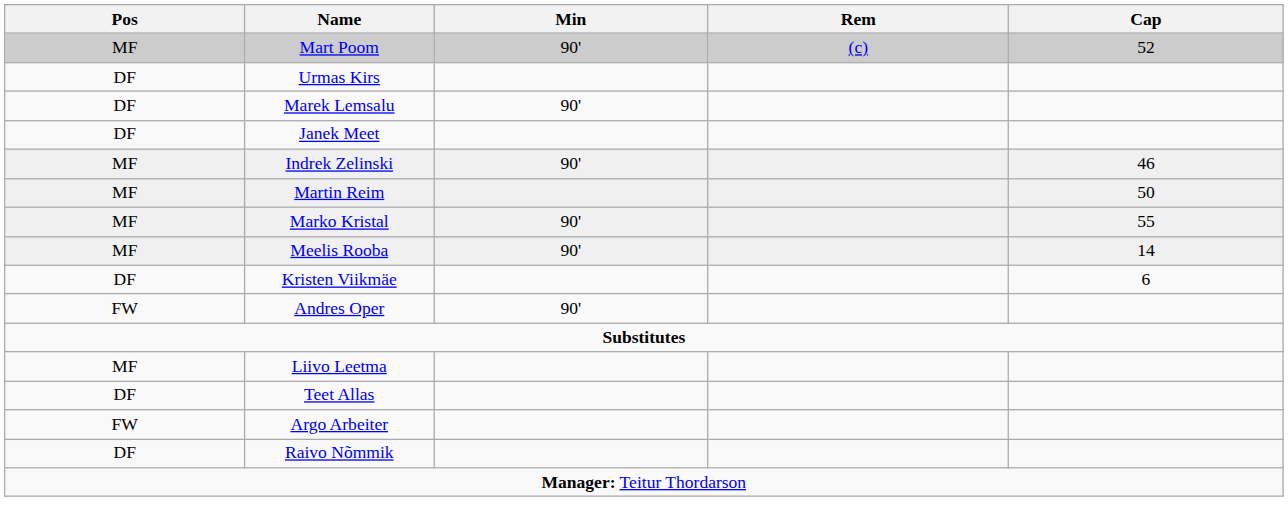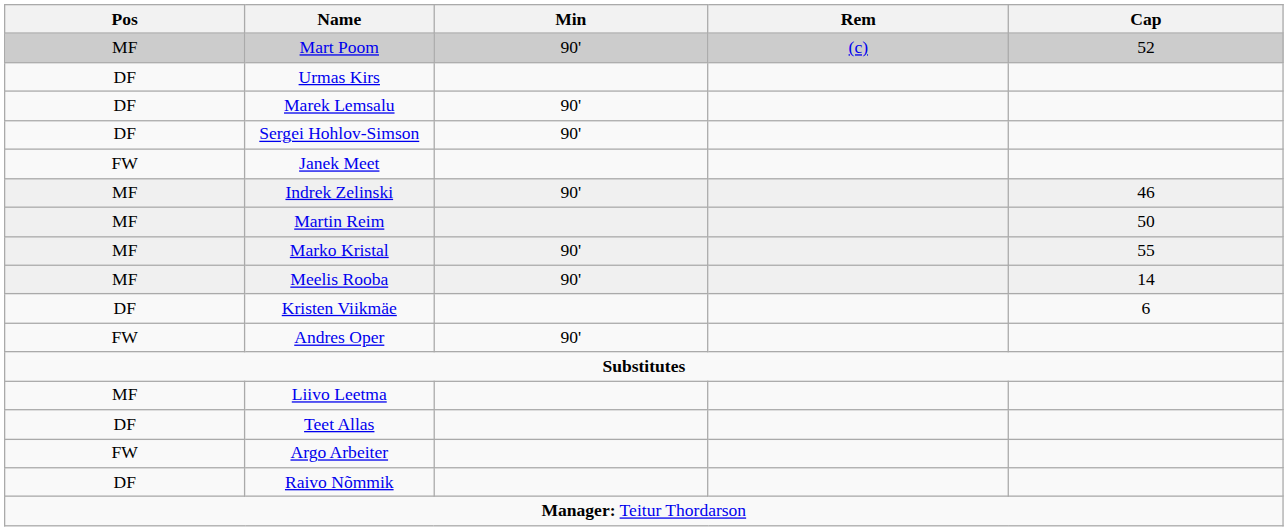+ row: (339, 134)
(125, 134) DF -> (125, 163) FW
